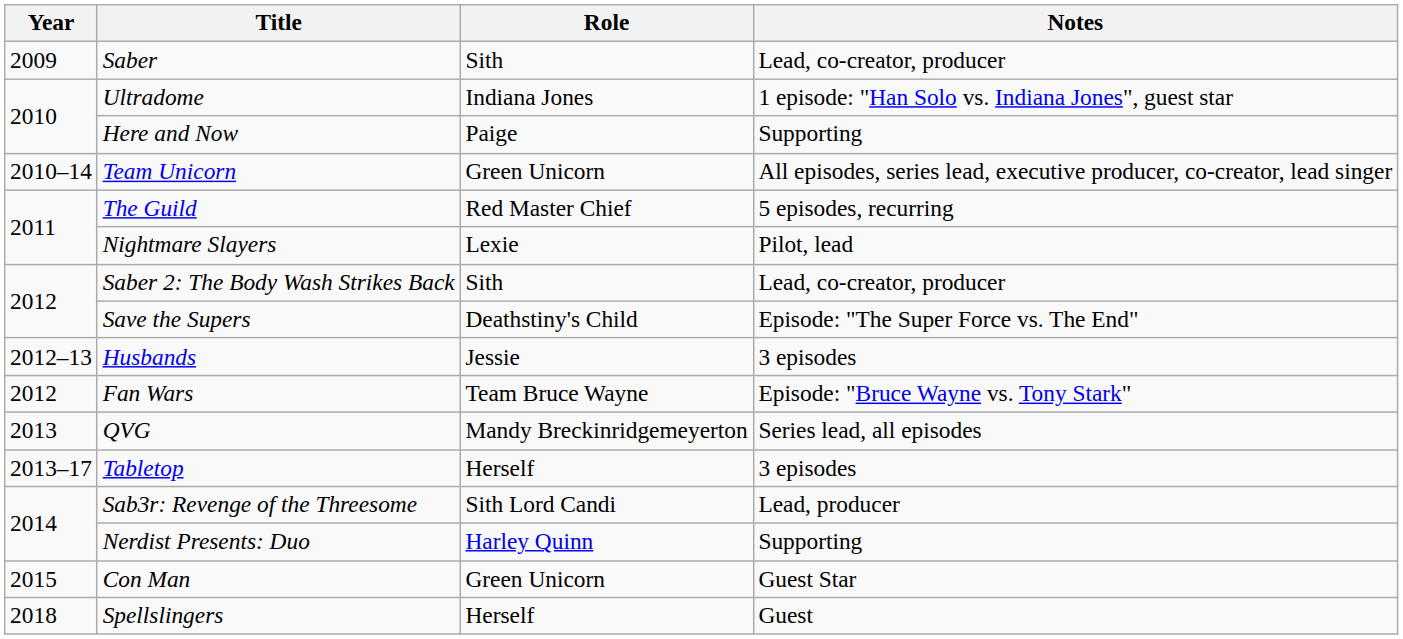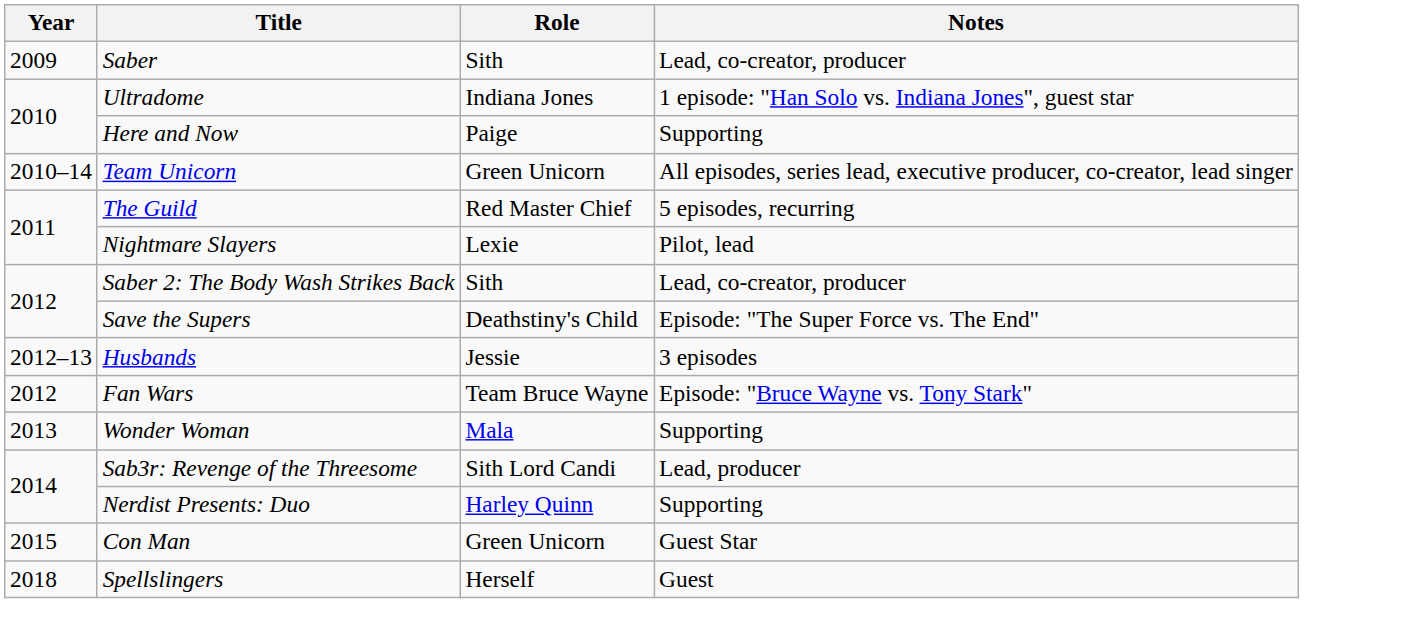- row: (127, 430)
- row: (143, 467)
+ row: (176, 430)
